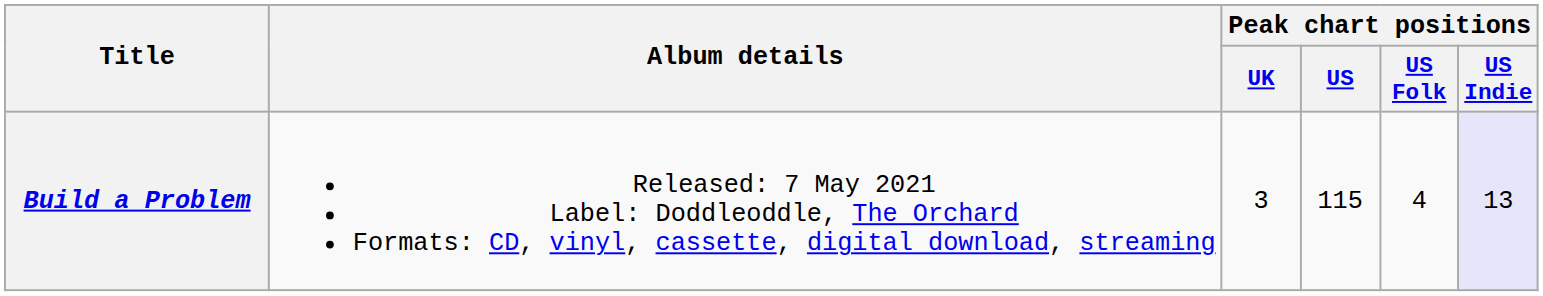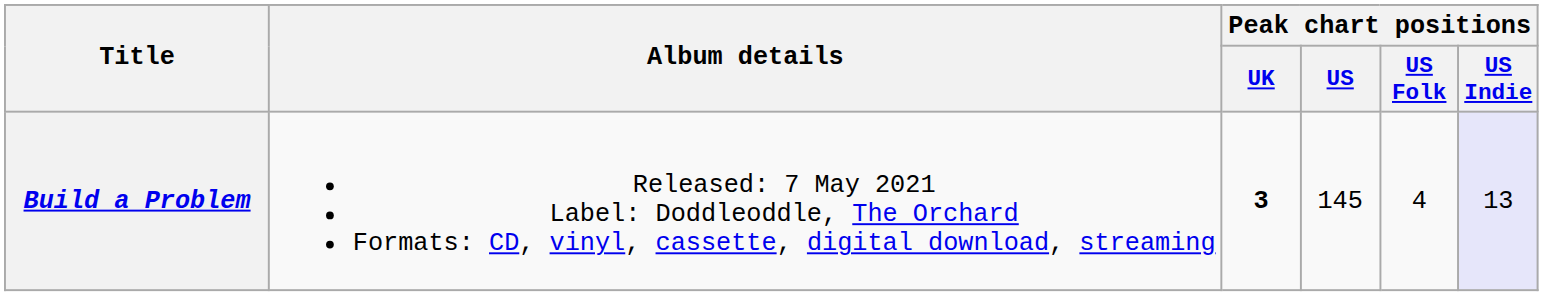(1261, 201) normal -> (1261, 201) bold
(1340, 201) 115 -> (1340, 201) 145
